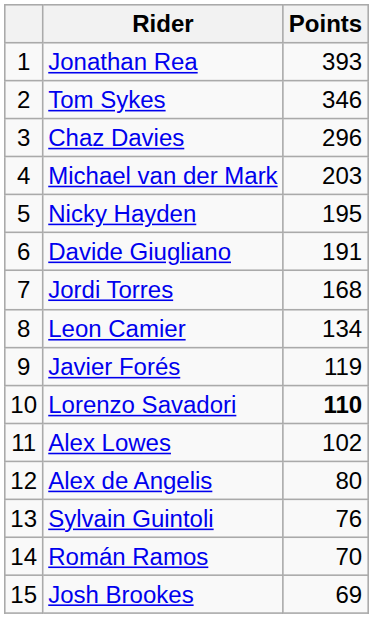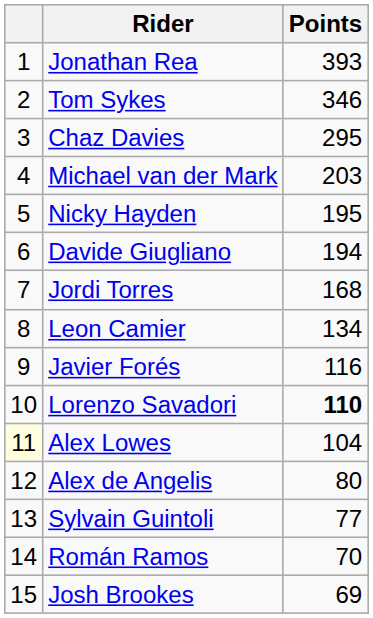(342, 138) 296 -> (342, 138) 295
(342, 252) 191 -> (342, 252) 194
(343, 366) 119 -> (343, 366) 116
(24, 442) no background -> (24, 442) lightyellow background
(342, 442) 102 -> (342, 442) 104
(349, 518) 76 -> (349, 518) 77
